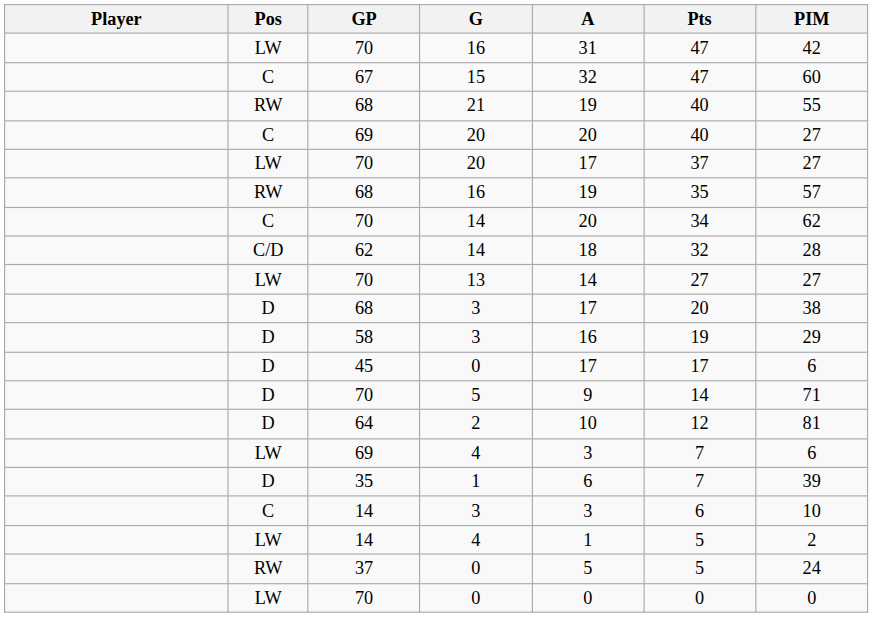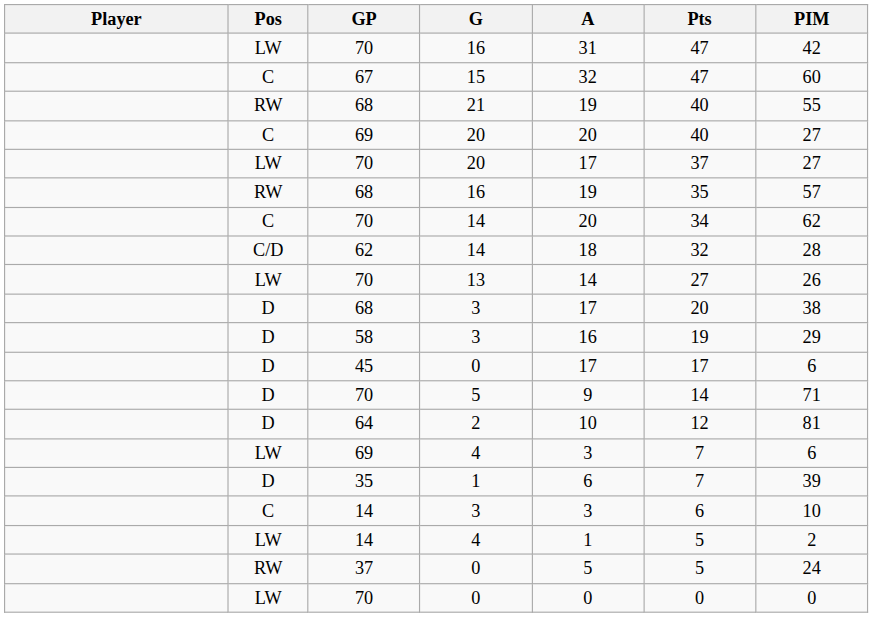(812, 279) 27 -> (812, 279) 26
